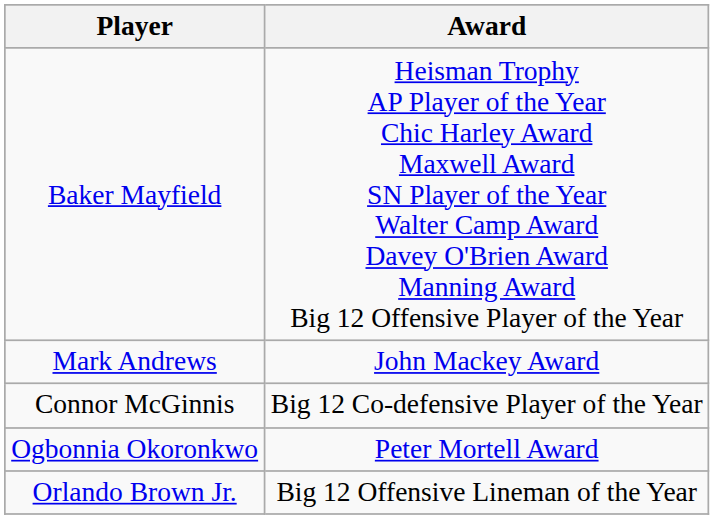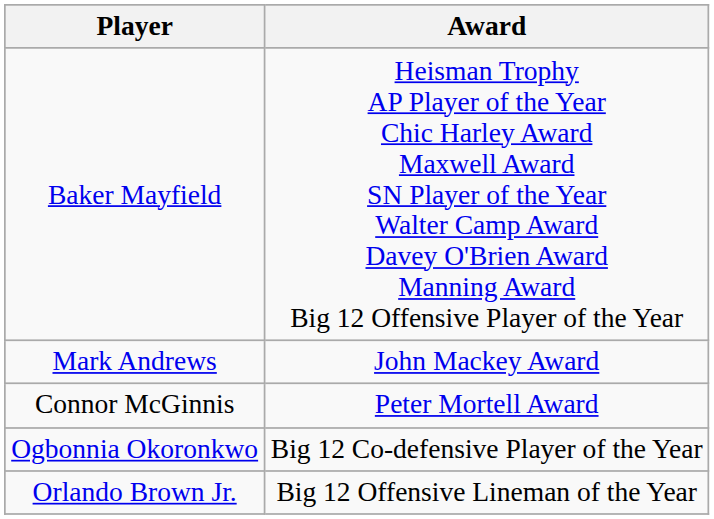(487, 404) Big 12 Co-defensive Player of the Year -> (487, 404) Peter Mortell Award
(487, 448) Peter Mortell Award -> (487, 448) Big 12 Co-defensive Player of the Year
